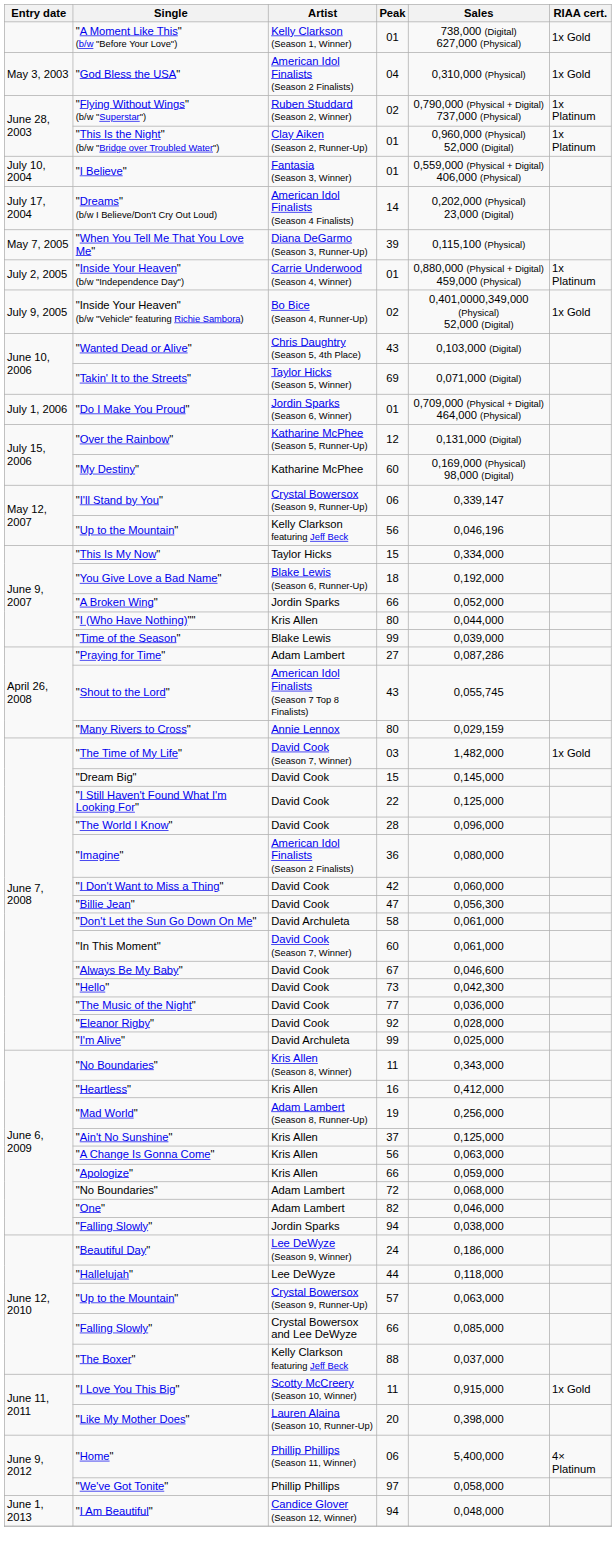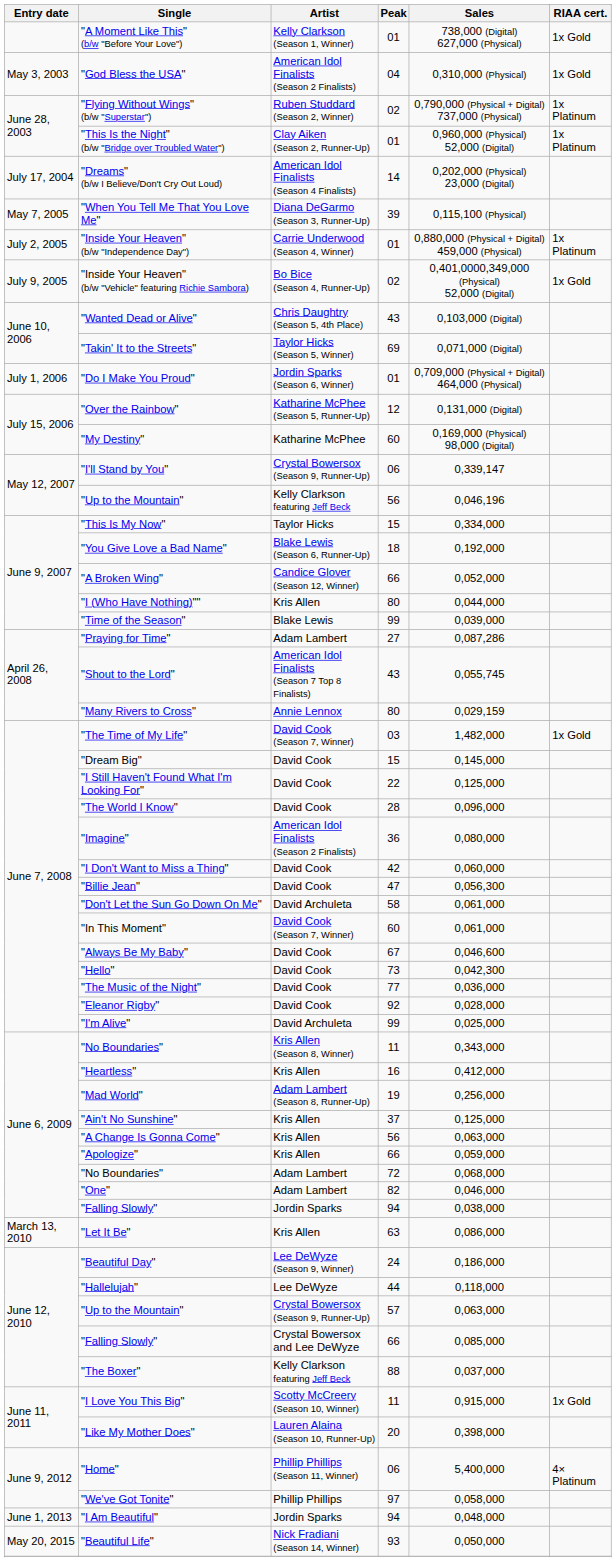- row: (101, 171)
(305, 602) Jordin Sparks -> (316, 578) Candice Glover (Season 12, Winner)
+ row: (106, 1232)
(314, 1510) Candice Glover (Season 12, Winner) -> (308, 1517) Jordin Sparks
+ row: (117, 1541)
